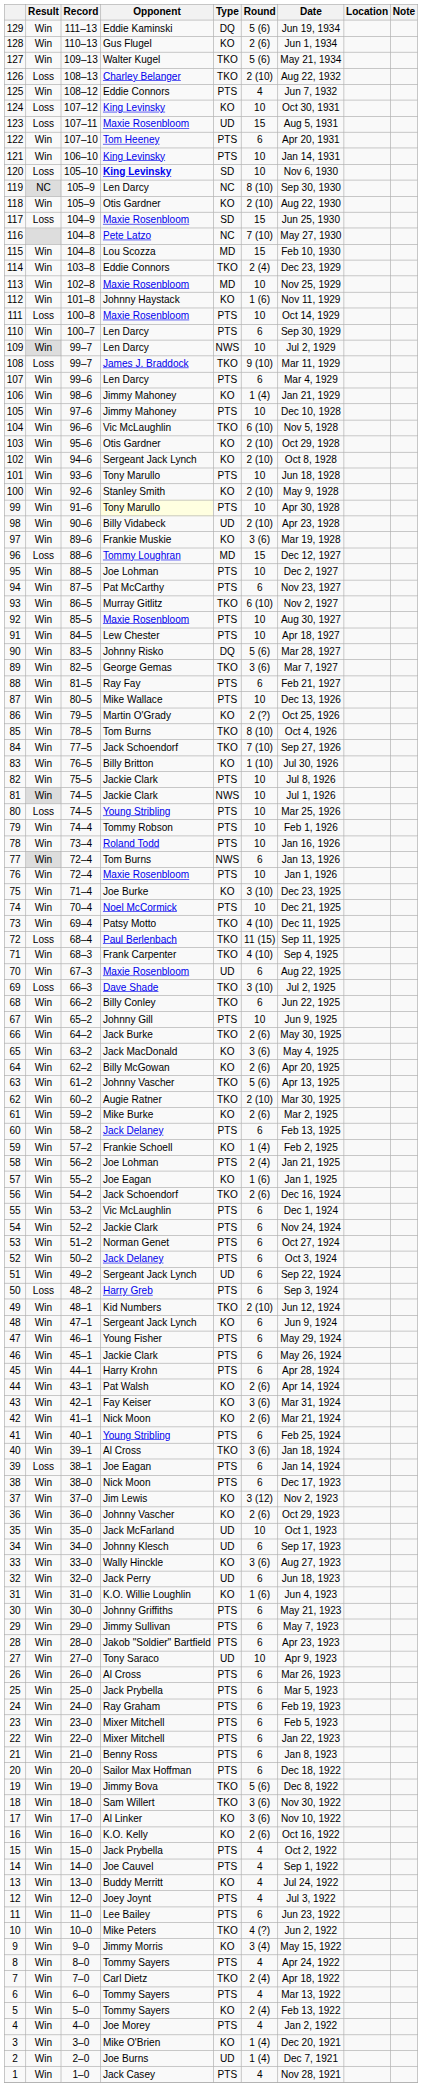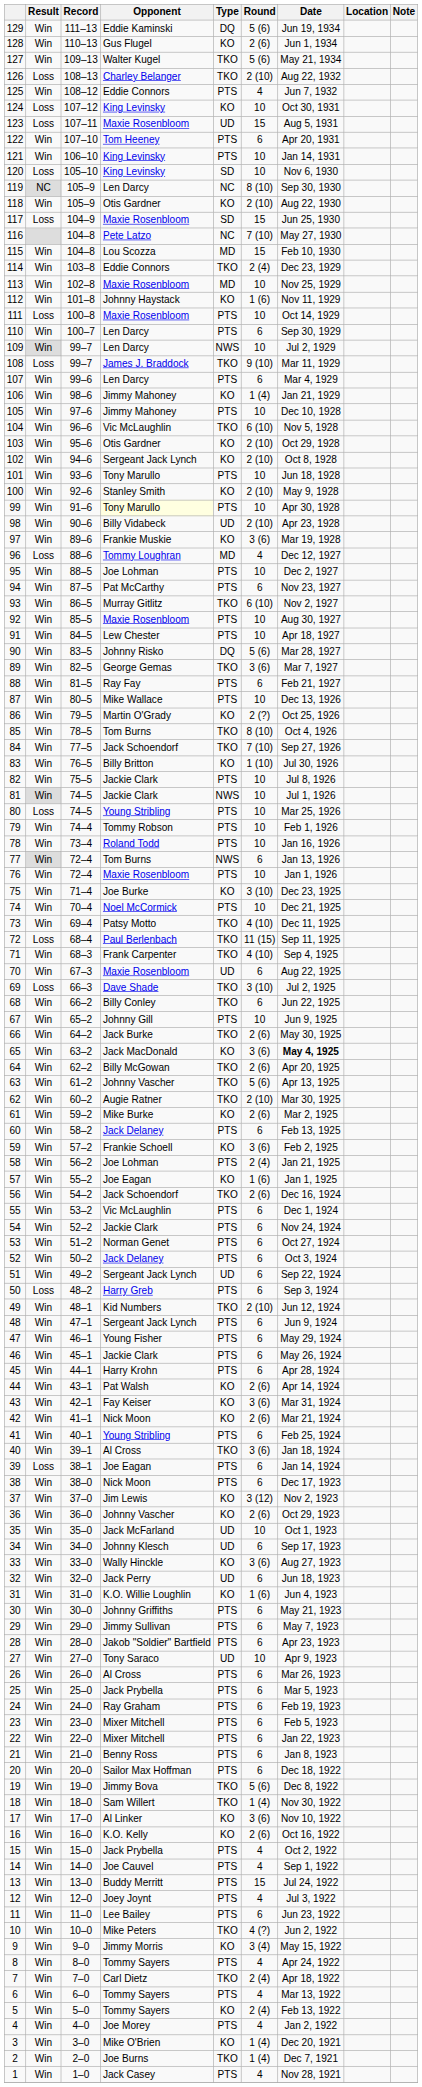(137, 172) bold -> (134, 172) normal
(260, 556) 15 -> (260, 556) 4
(311, 1051) normal -> (311, 1051) bold
(227, 1067) KO -> (227, 1067) TKO
(260, 1147) 1 (4) -> (260, 1147) 3 (6)
(227, 1323) KO -> (227, 1323) PTS
(260, 1802) 3 (6) -> (260, 1802) 1 (4)
(227, 1882) KO -> (227, 1882) PTS
(260, 1882) 4 -> (260, 1882) 15
(227, 2058) UD -> (227, 2058) TKO
